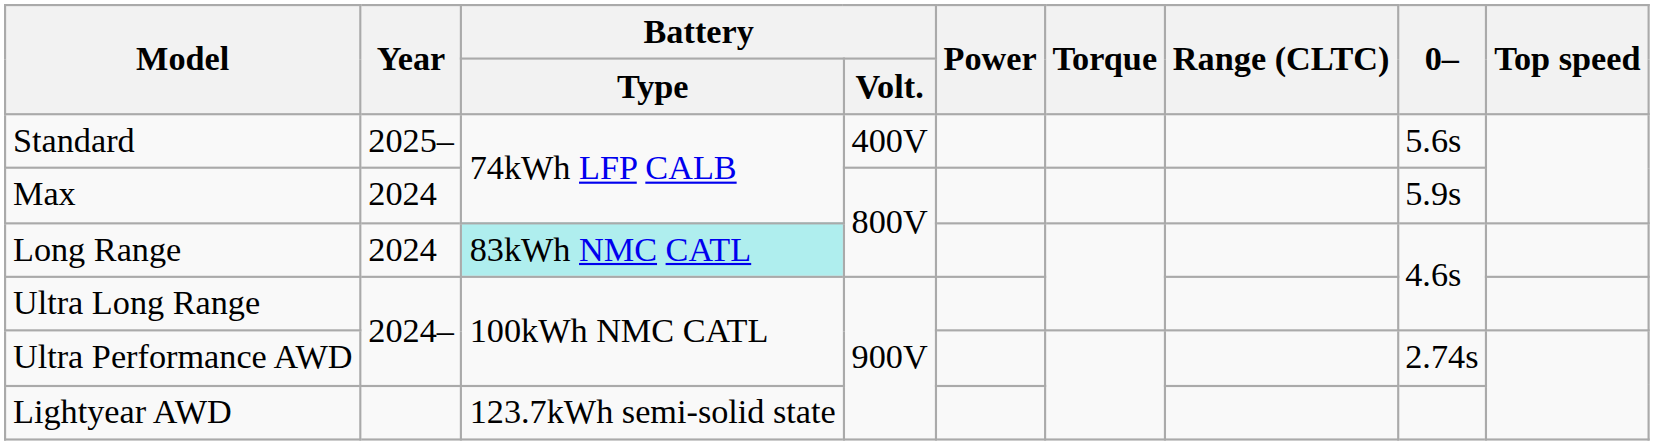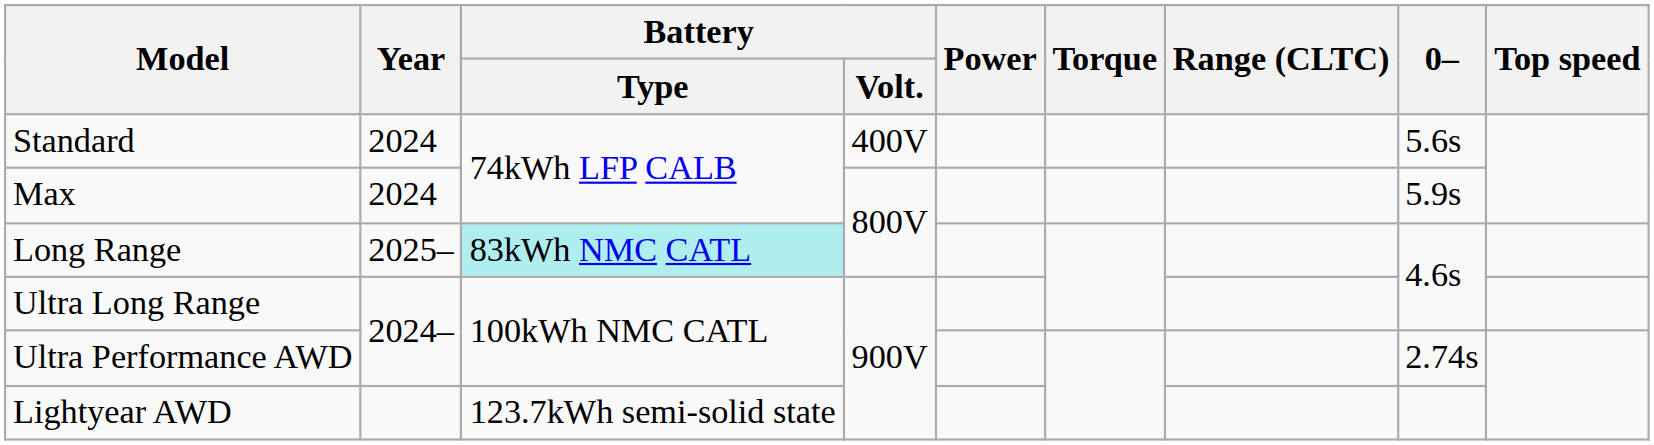(411, 140) 2025– -> (403, 140) 2024
(403, 248) 2024 -> (411, 248) 2025–
